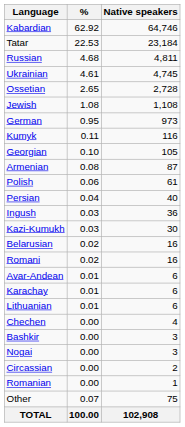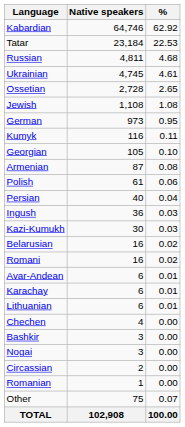columns swapped: (141, 12) <-> (84, 12)
